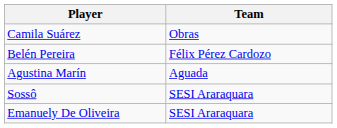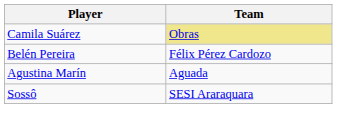(184, 34) no background -> (184, 34) khaki background
- row: (63, 113)
